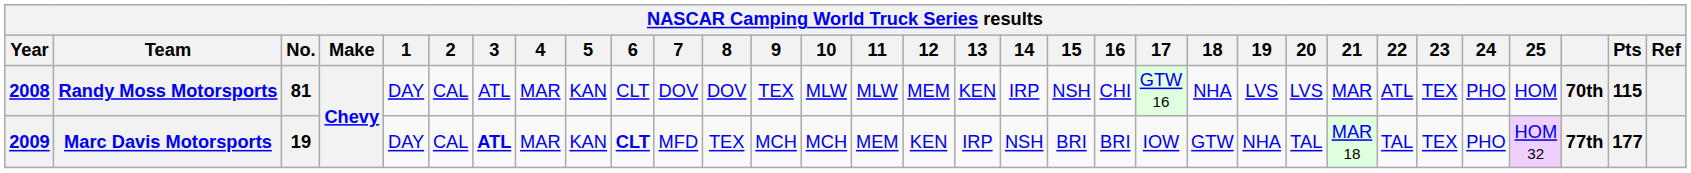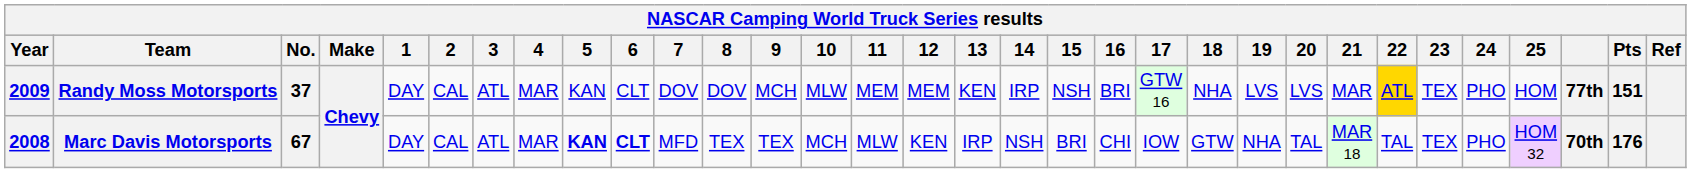(29, 91) 2008 -> (29, 91) 2009
(301, 91) 81 -> (301, 91) 37
(776, 91) TEX -> (776, 91) MCH
(877, 91) MLW -> (877, 91) MEM
(1115, 91) CHI -> (1115, 91) BRI
(1397, 91) no background -> (1397, 91) gold background
(1585, 91) 70th -> (1585, 91) 77th
(1627, 91) 115 -> (1627, 91) 151
(29, 142) 2009 -> (29, 142) 2008
(301, 142) 19 -> (301, 142) 67
(494, 142) bold -> (493, 142) normal
(588, 142) normal -> (587, 142) bold
(776, 142) MCH -> (776, 142) TEX
(877, 142) MEM -> (877, 142) MLW
(1115, 142) BRI -> (1115, 142) CHI
(1585, 142) 77th -> (1585, 142) 70th
(1627, 142) 177 -> (1627, 142) 176
